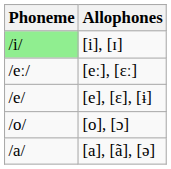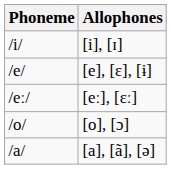(15, 44) lightgreen background -> (15, 44) no background
rows swapped: (117, 97) <-> (110, 71)
